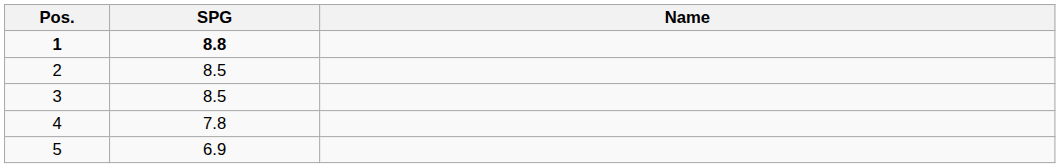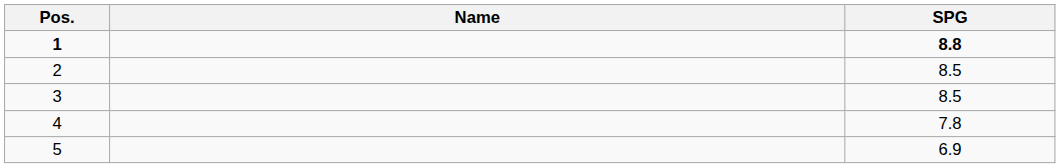columns swapped: (687, 17) <-> (215, 17)
